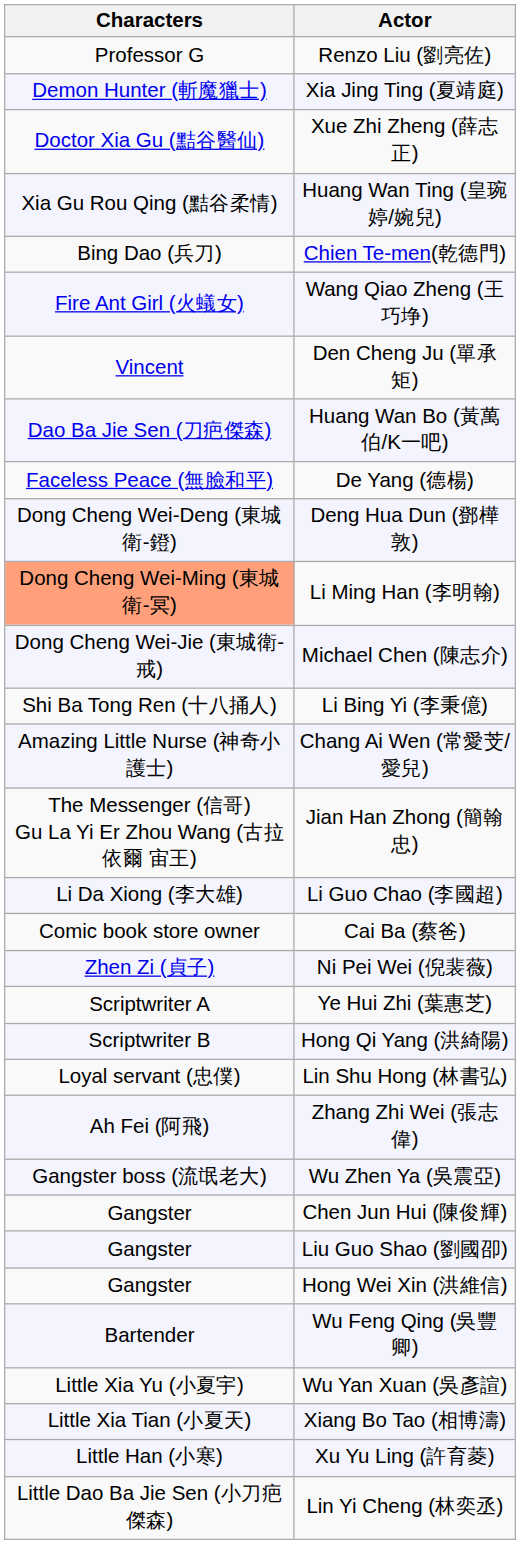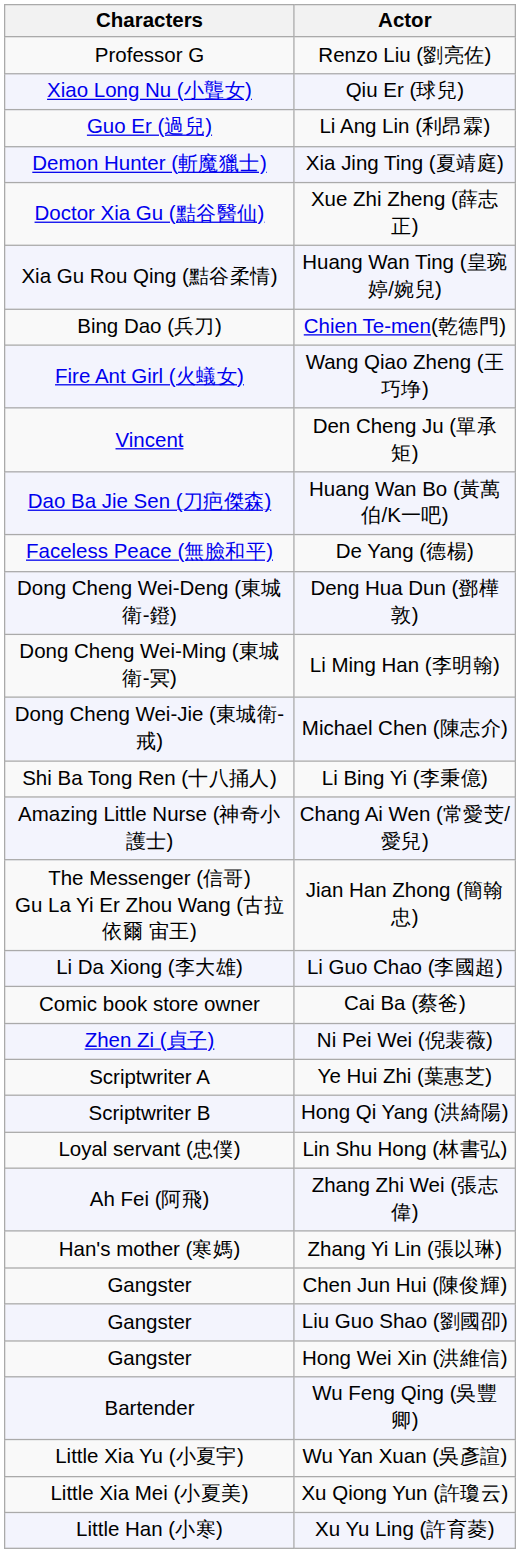+ row: (405, 90)
+ row: (405, 127)
(149, 592) lightsalmon background -> (149, 665) no background
+ row: (405, 1248)
- row: (405, 1176)
- row: (405, 1420)
+ row: (405, 1493)
- row: (405, 1506)
